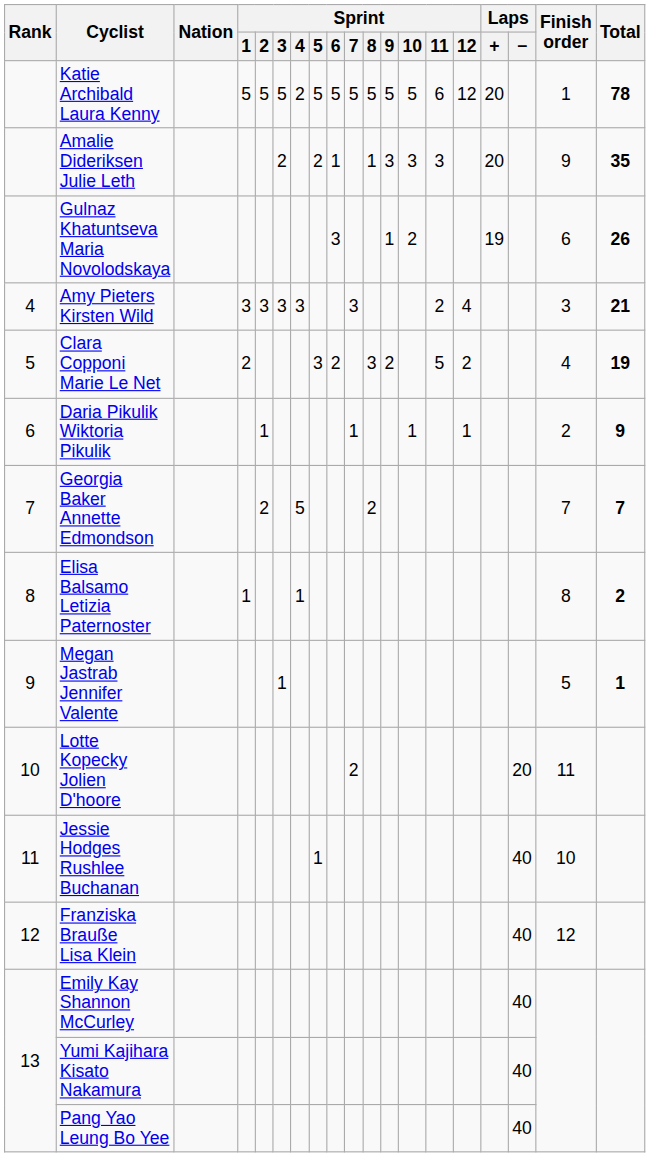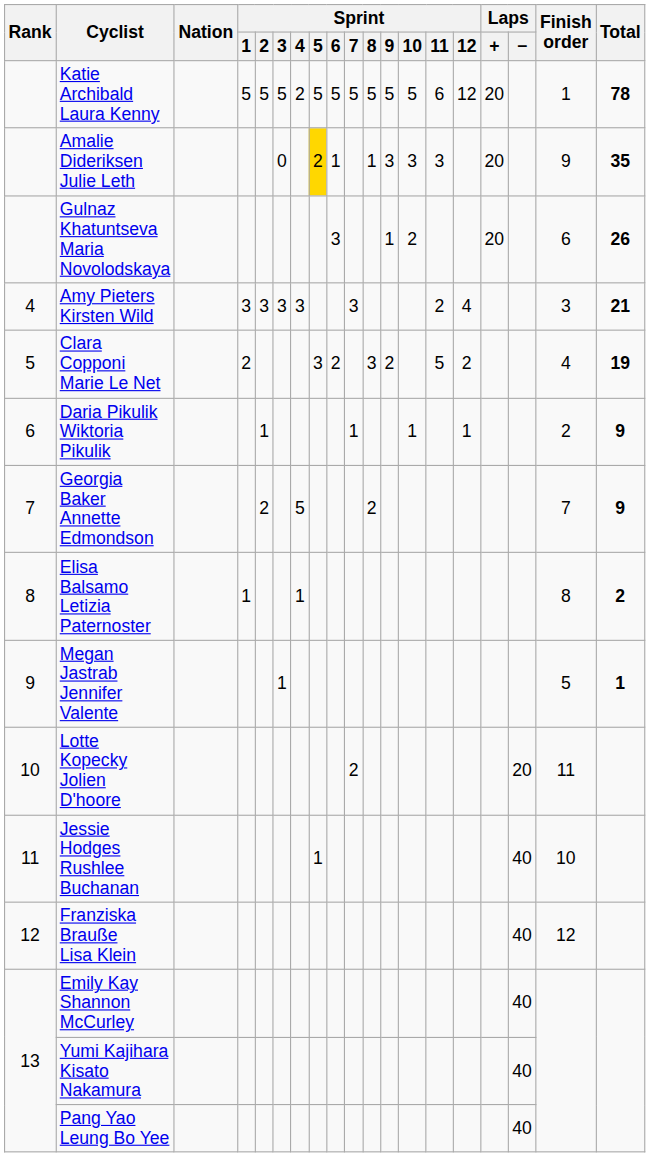(282, 161) 2 -> (282, 161) 0
(318, 161) no background -> (318, 161) gold background
(494, 239) 19 -> (494, 239) 20
(620, 509) 7 -> (620, 509) 9
